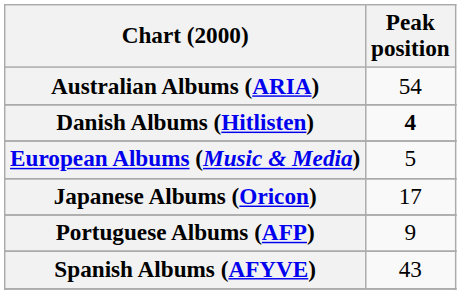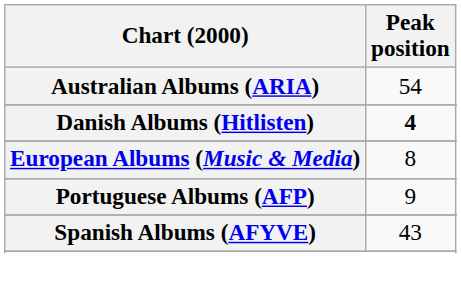(410, 159) 5 -> (410, 159) 8
- row: (185, 196)
